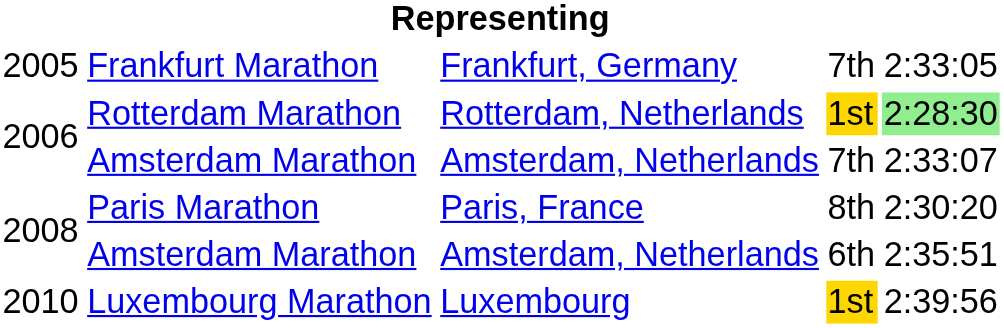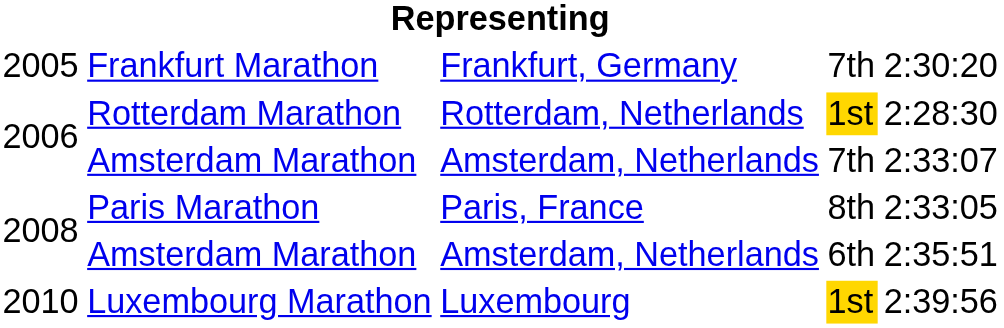(941, 66) 2:33:05 -> (941, 66) 2:30:20
(941, 113) lightgreen background -> (941, 113) no background
(941, 207) 2:30:20 -> (941, 207) 2:33:05
